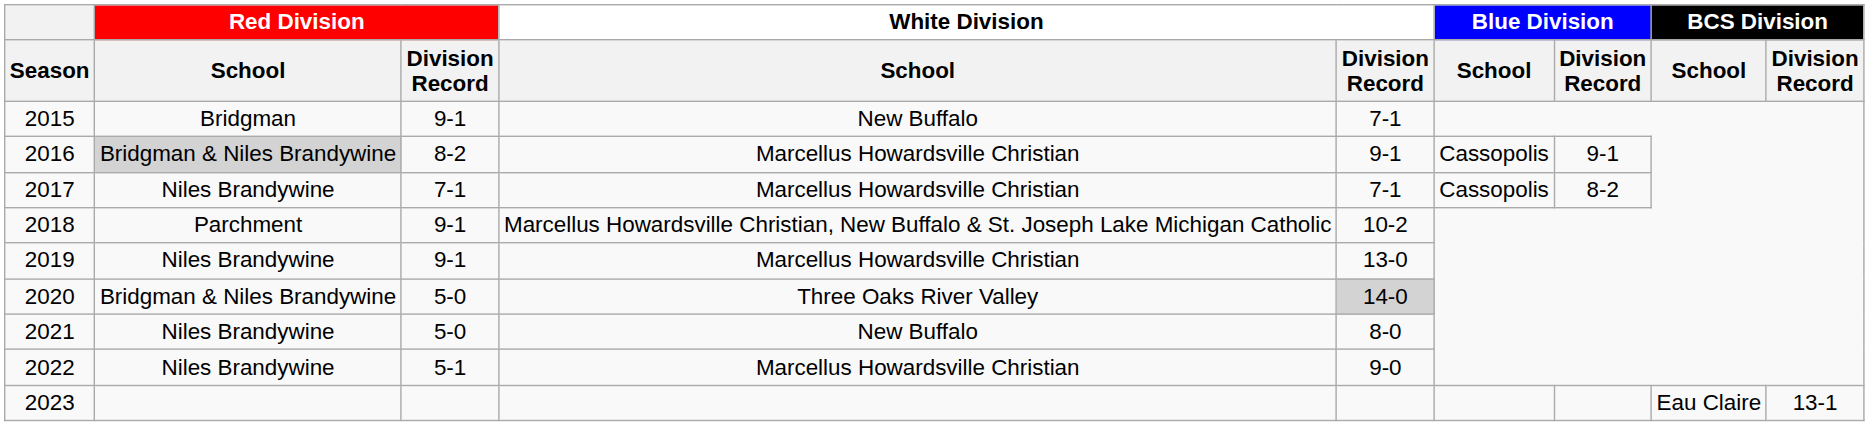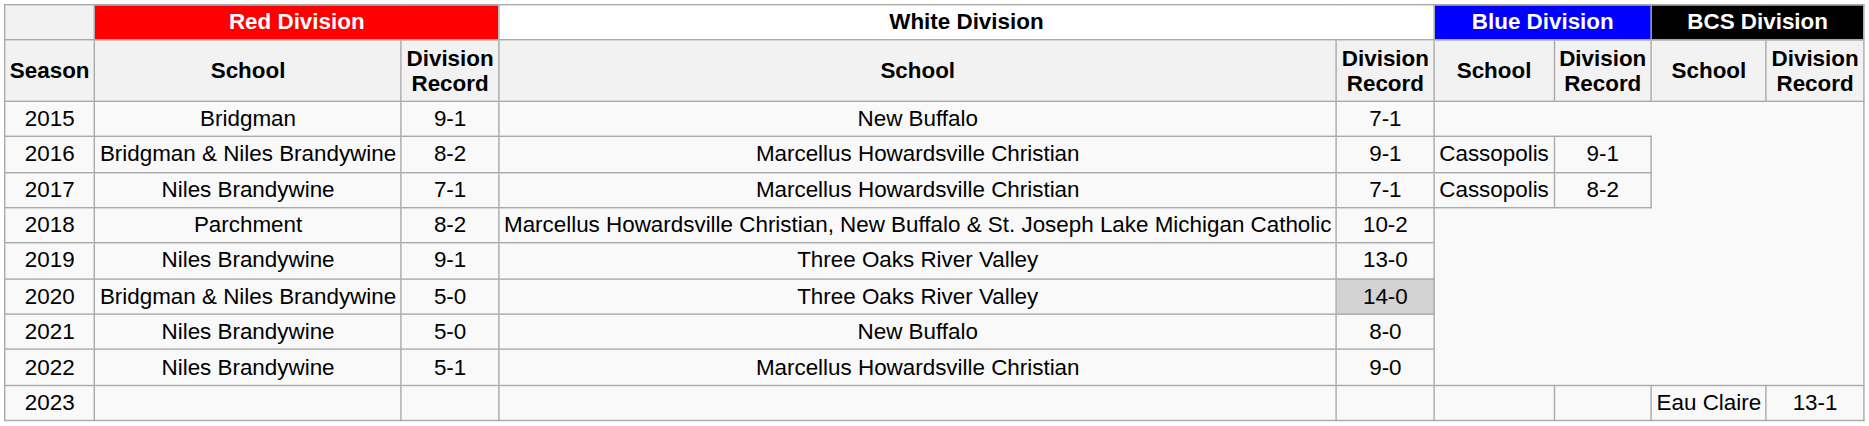(248, 154) lightgrey background -> (248, 154) no background
(450, 225) 9-1 -> (450, 225) 8-2
(918, 260) Marcellus Howardsville Christian -> (918, 260) Three Oaks River Valley
